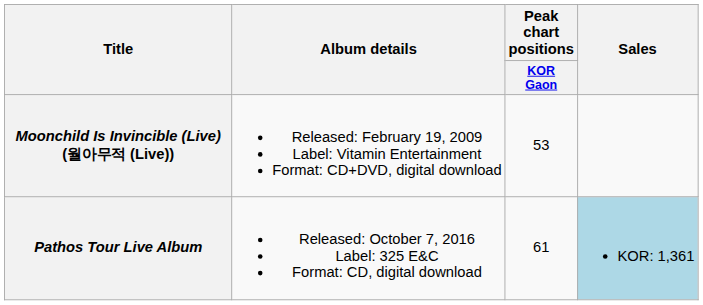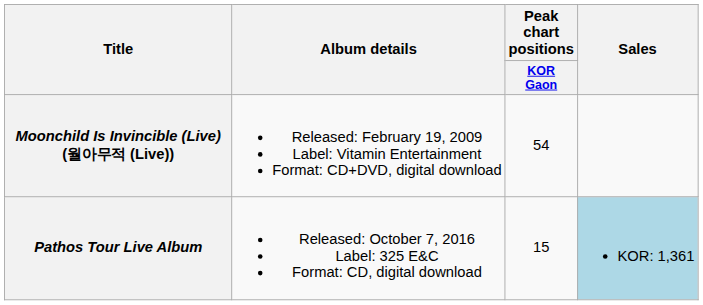(541, 145) 53 -> (541, 145) 54
(541, 248) 61 -> (541, 248) 15
